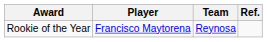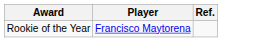- column: (216, 12)
